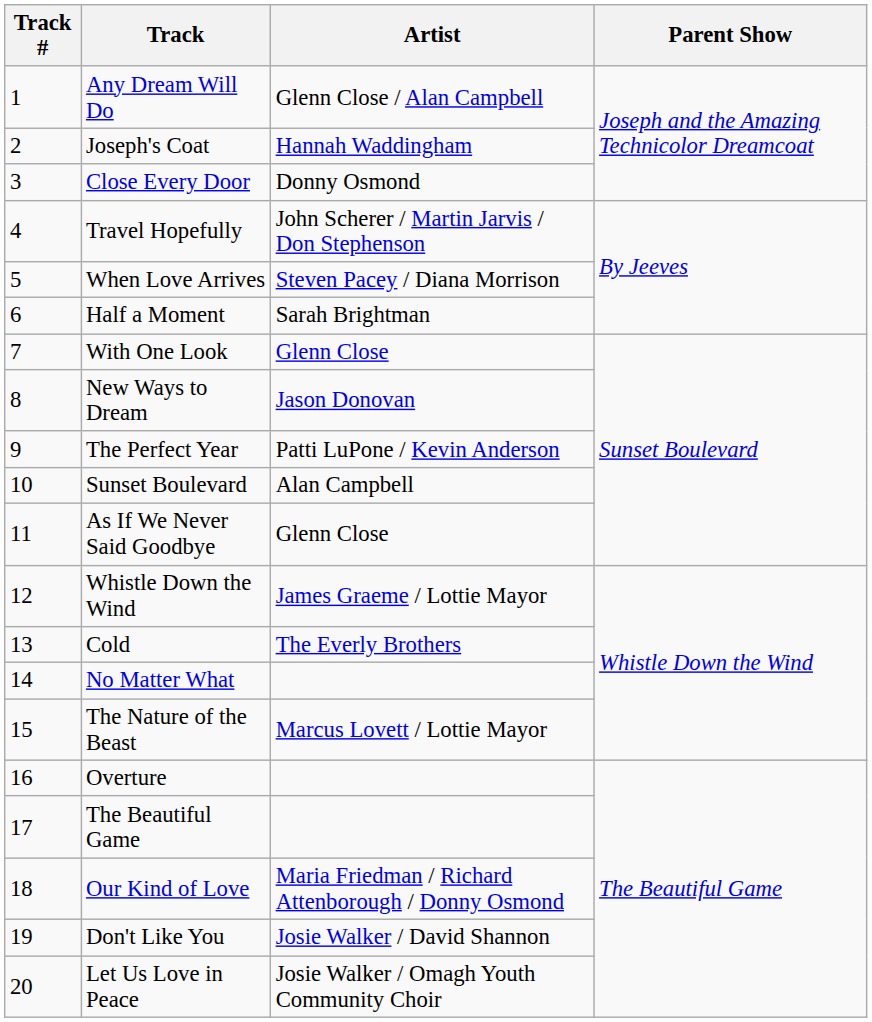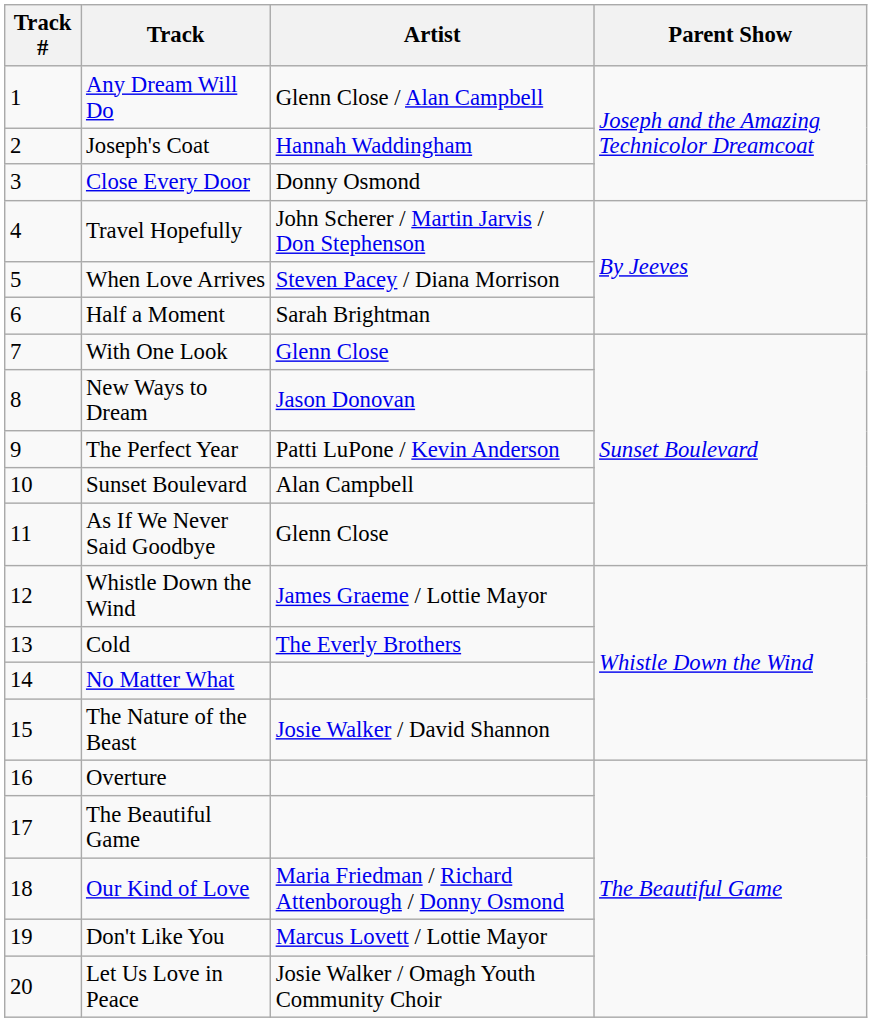(411, 729) Marcus Lovett / Lottie Mayor -> (413, 729) Josie Walker / David Shannon
(413, 937) Josie Walker / David Shannon -> (411, 937) Marcus Lovett / Lottie Mayor
